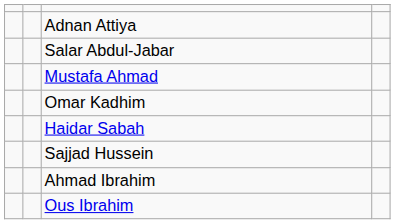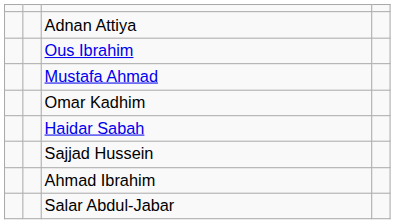rows swapped: (109, 50) <-> (89, 206)
